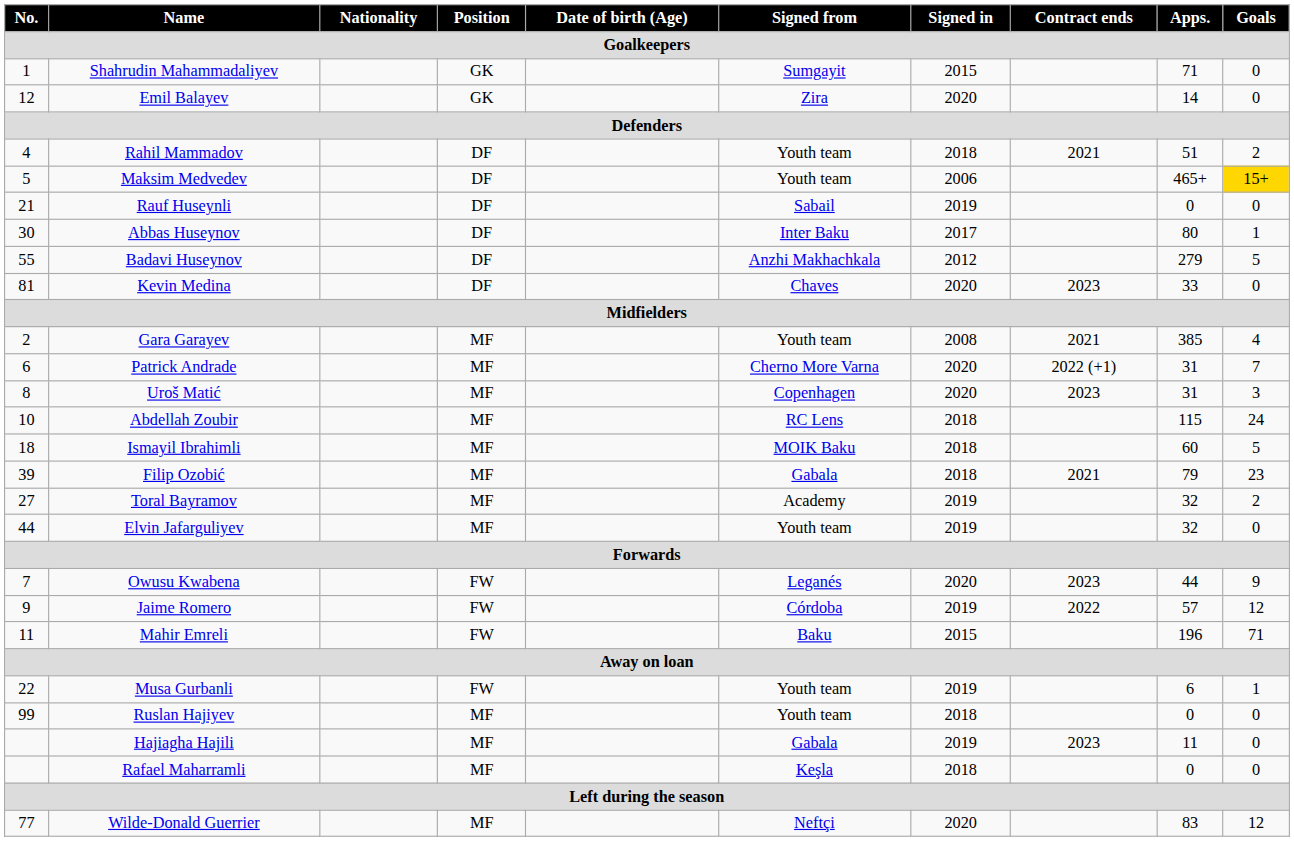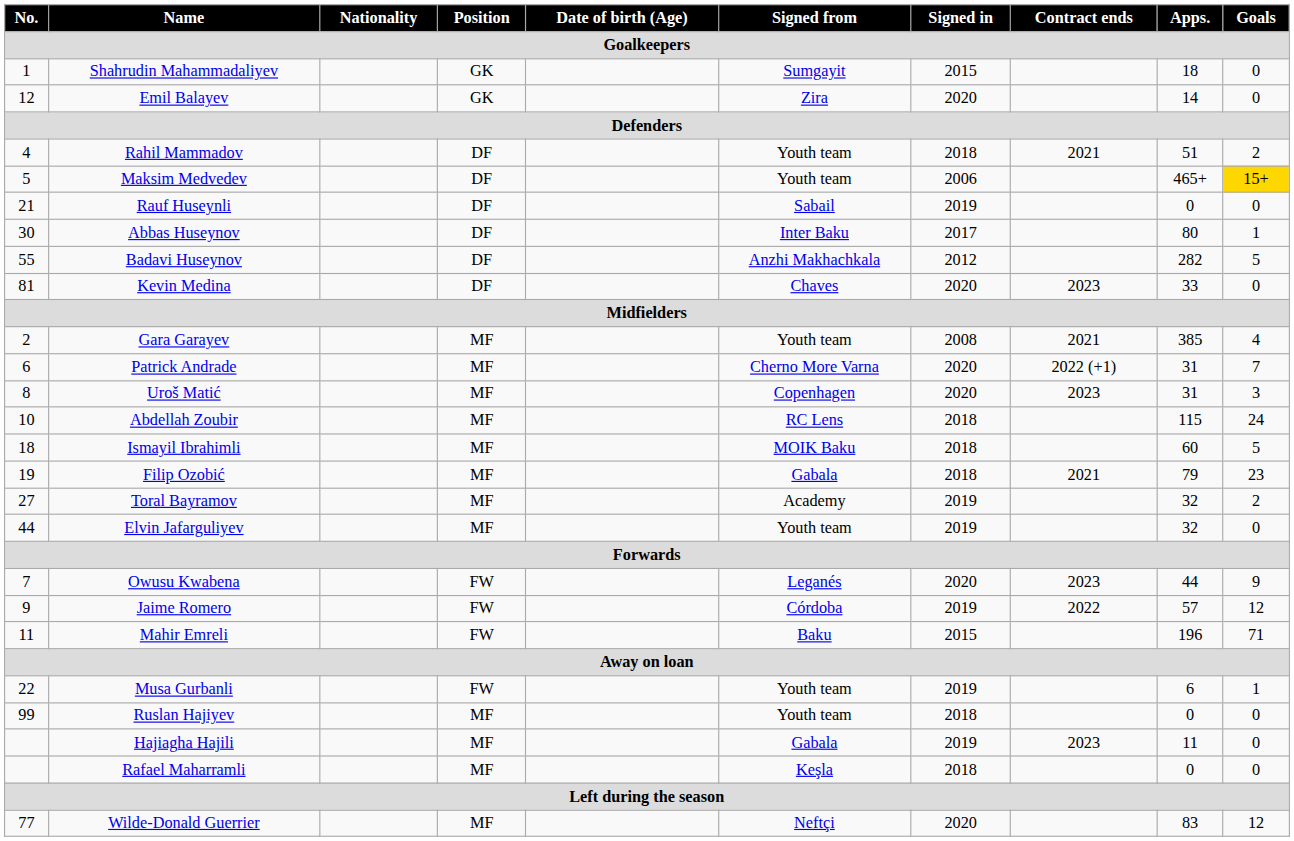(1190, 71) 71 -> (1190, 71) 18
(1190, 259) 279 -> (1190, 259) 282
(26, 474) 39 -> (26, 474) 19
